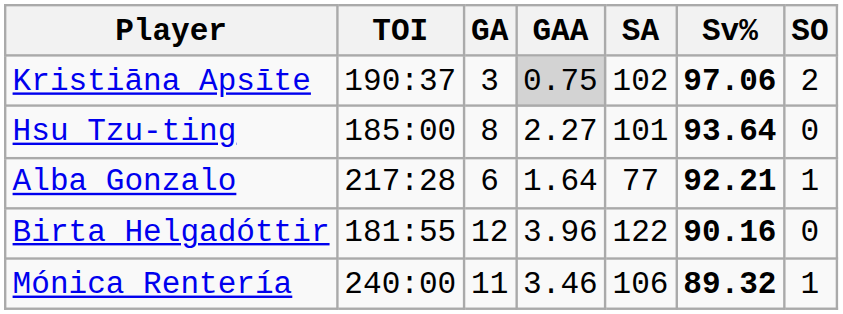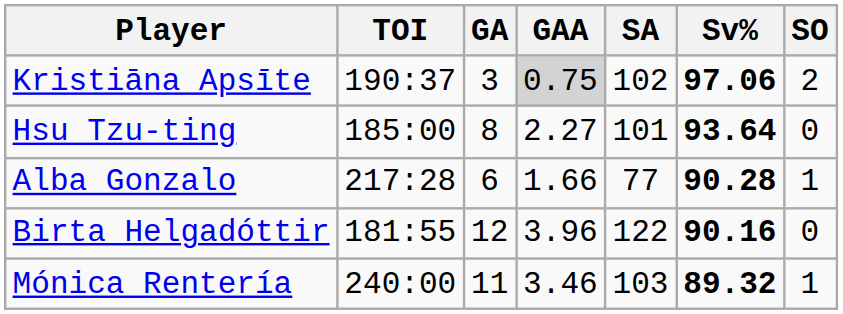(560, 182) 1.64 -> (560, 182) 1.66
(730, 182) 92.21 -> (730, 182) 90.28
(640, 284) 106 -> (640, 284) 103
